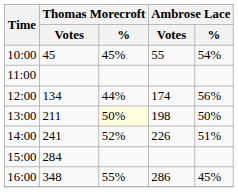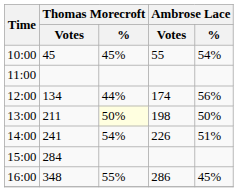(114, 136) 52% -> (114, 136) 54%
